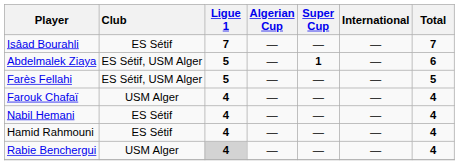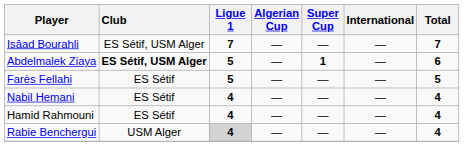(152, 44) ES Sétif -> (154, 44) ES Sétif, USM Alger
(152, 62) normal -> (154, 62) bold
(152, 79) ES Sétif, USM Alger -> (154, 79) ES Sétif
- row: (43, 97)
